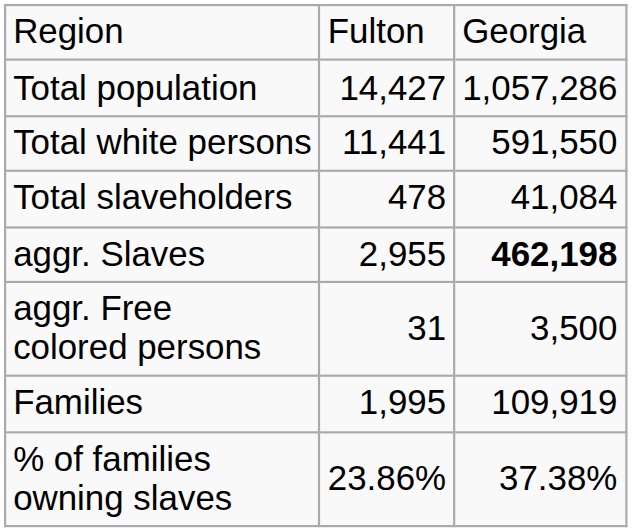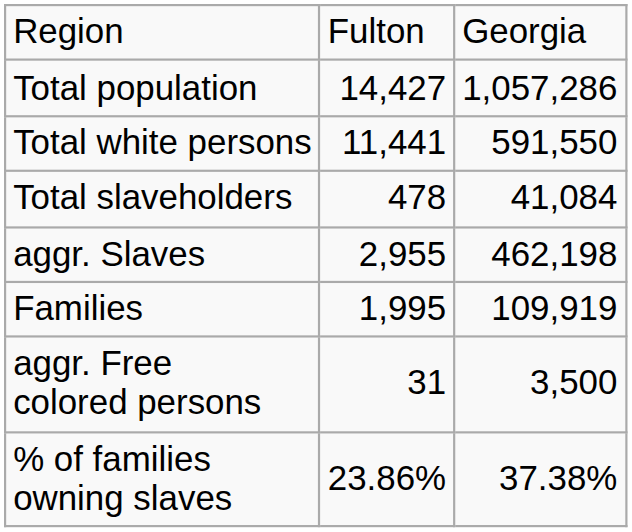(554, 253) bold -> (554, 253) normal
rows swapped: (137, 328) <-> (78, 403)
